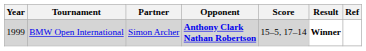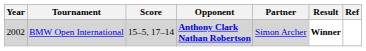columns swapped: (154, 12) <-> (284, 12)
(16, 33) 1999 -> (16, 33) 2002
